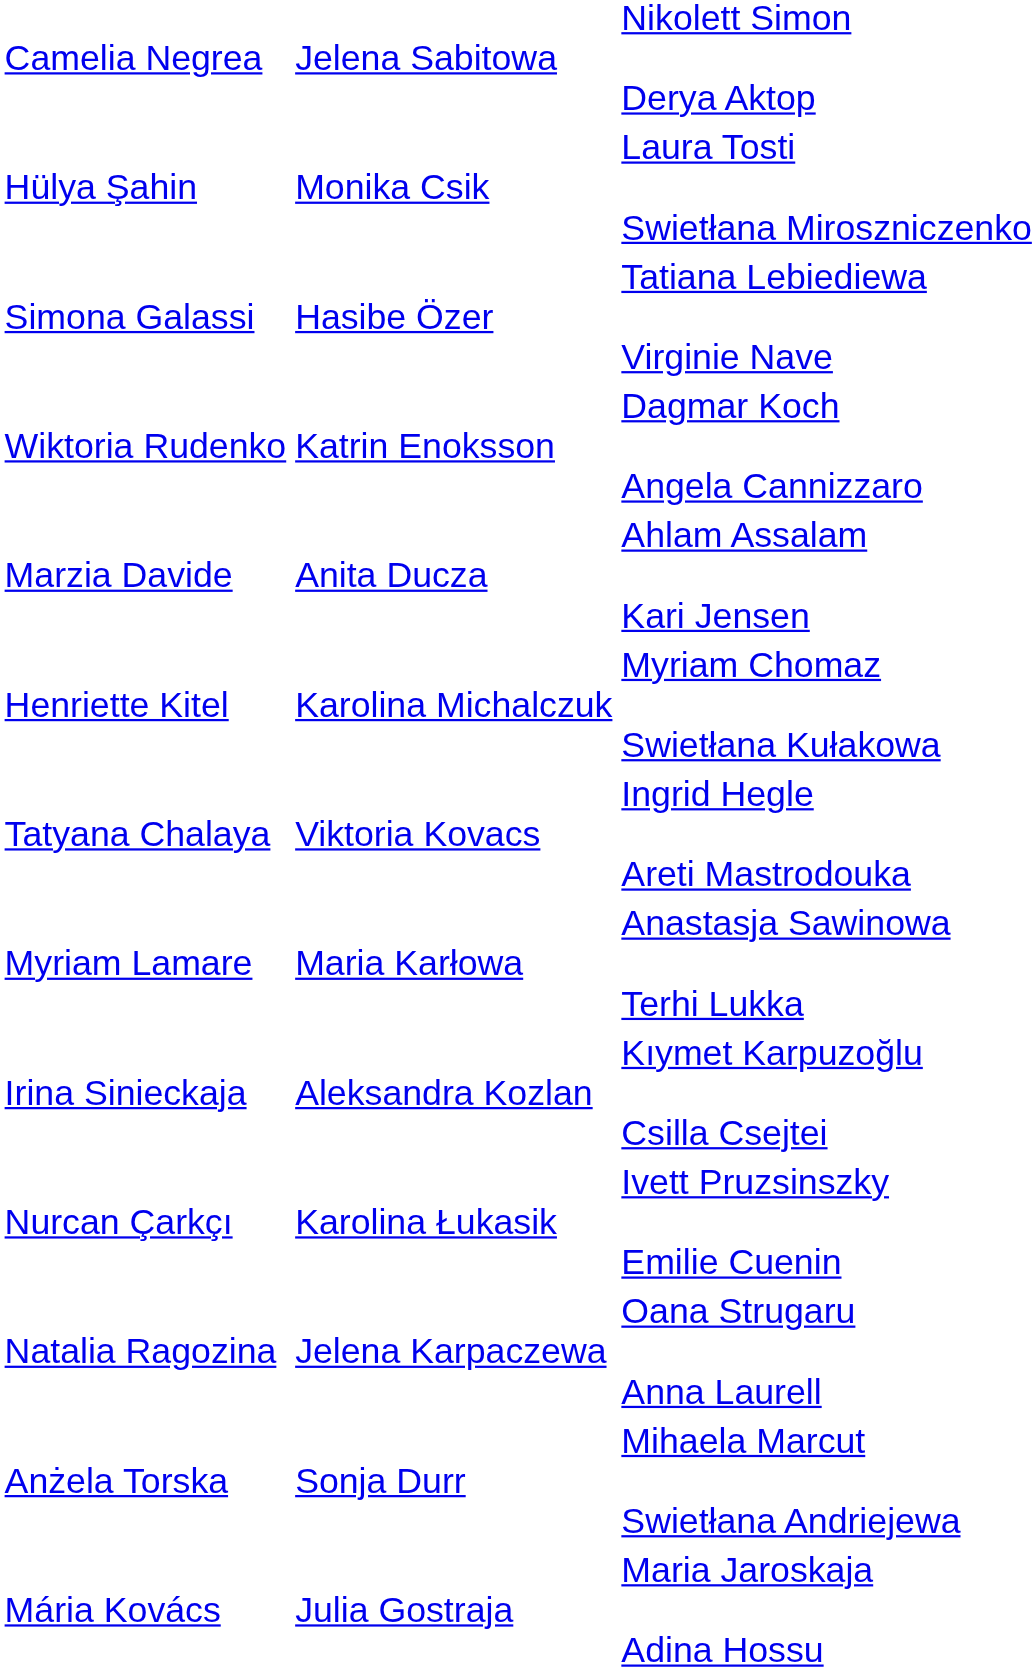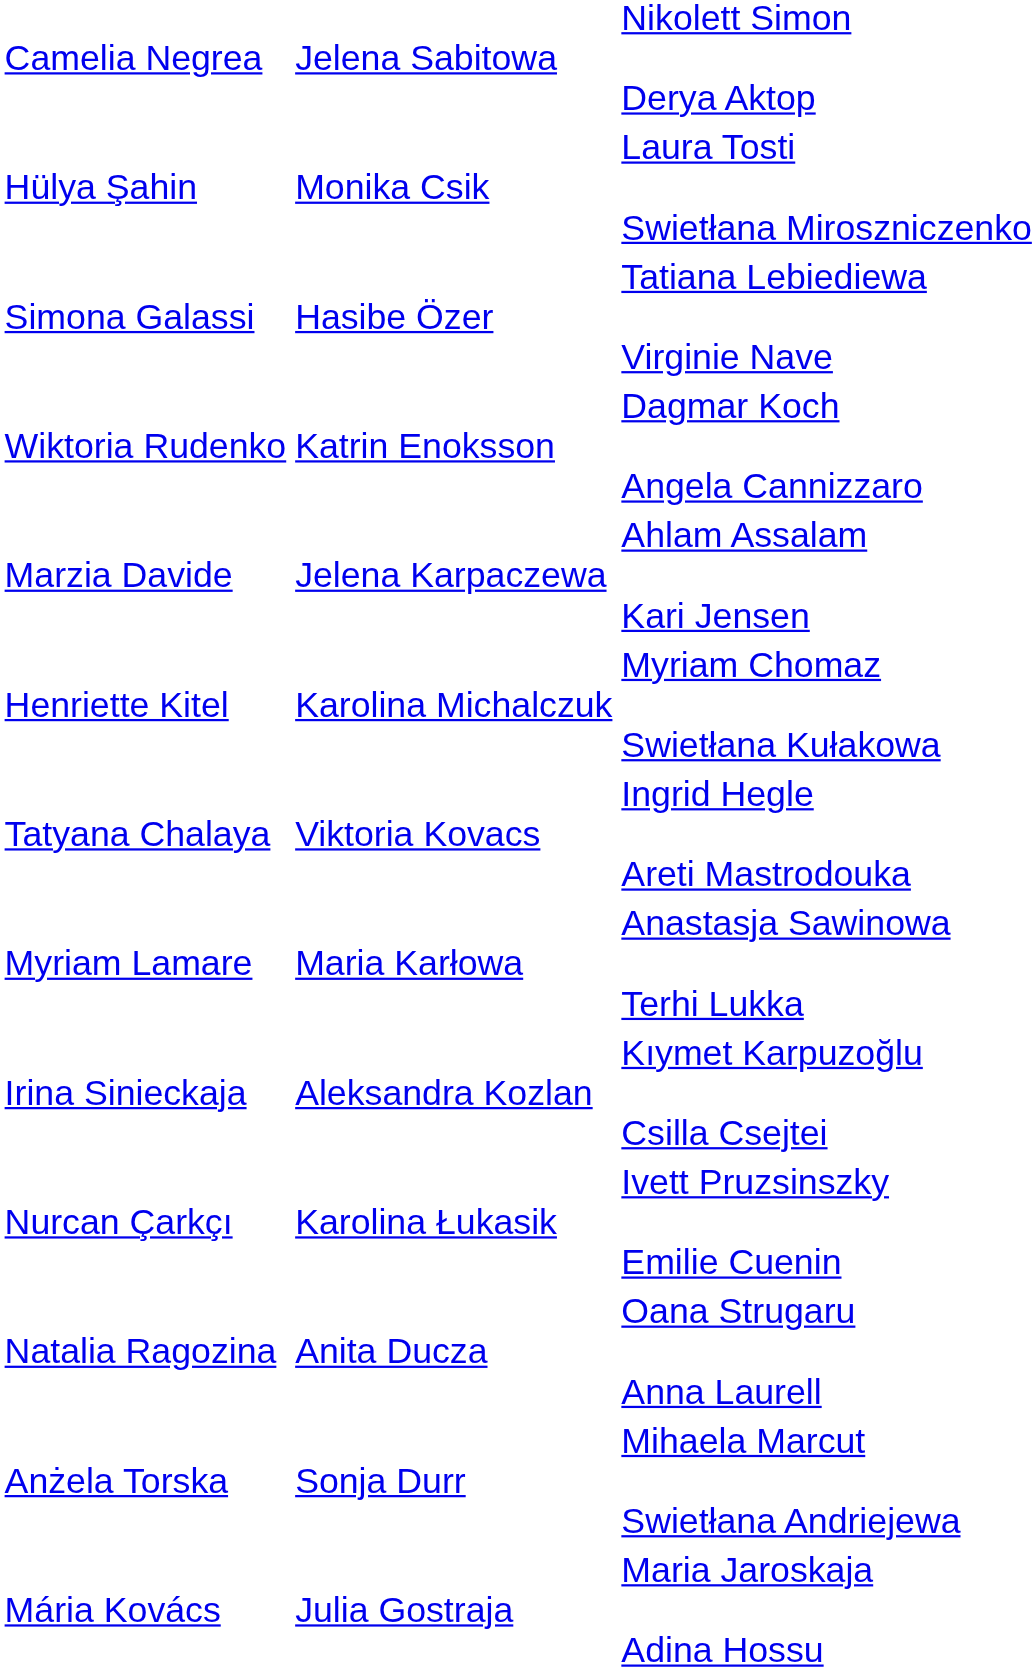(391, 575) Anita Ducza -> (451, 575) Jelena Karpaczewa
(451, 1351) Jelena Karpaczewa -> (391, 1351) Anita Ducza
